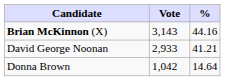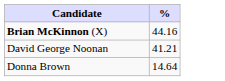- column: (170, 13)
